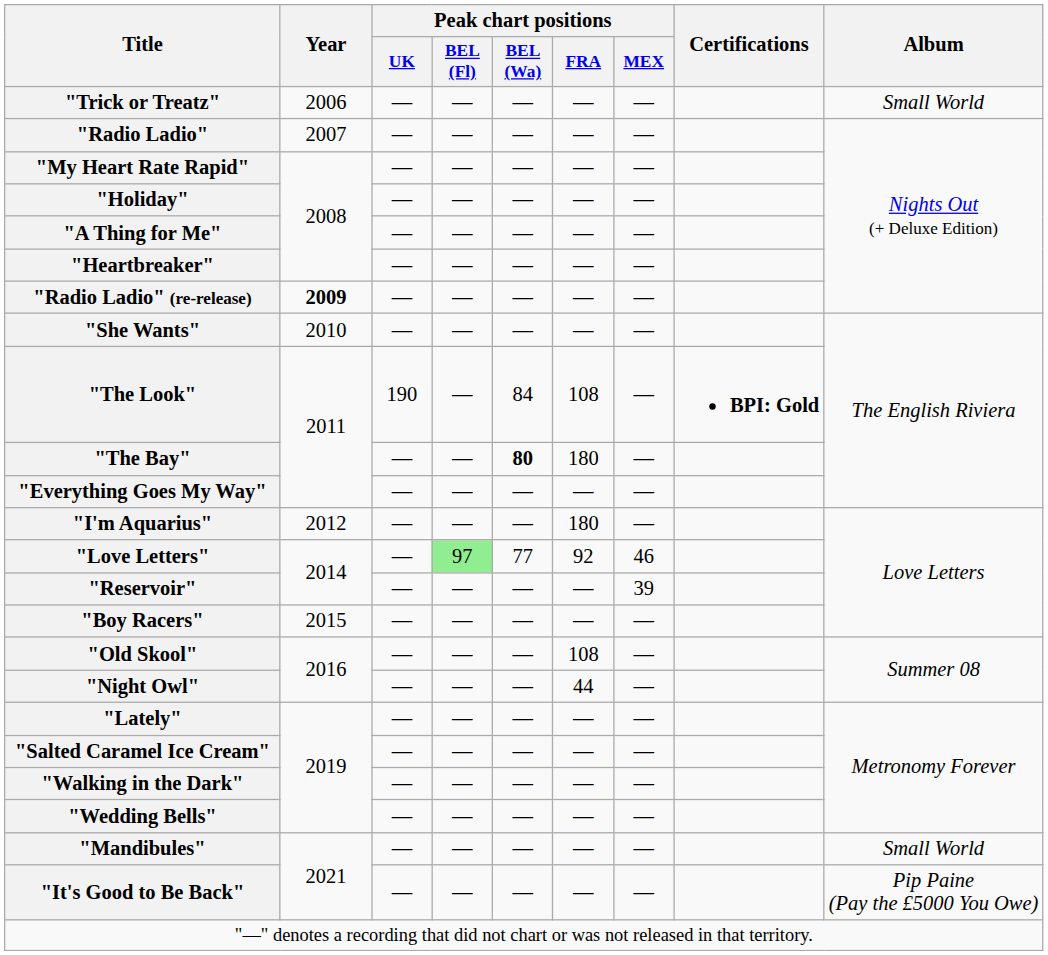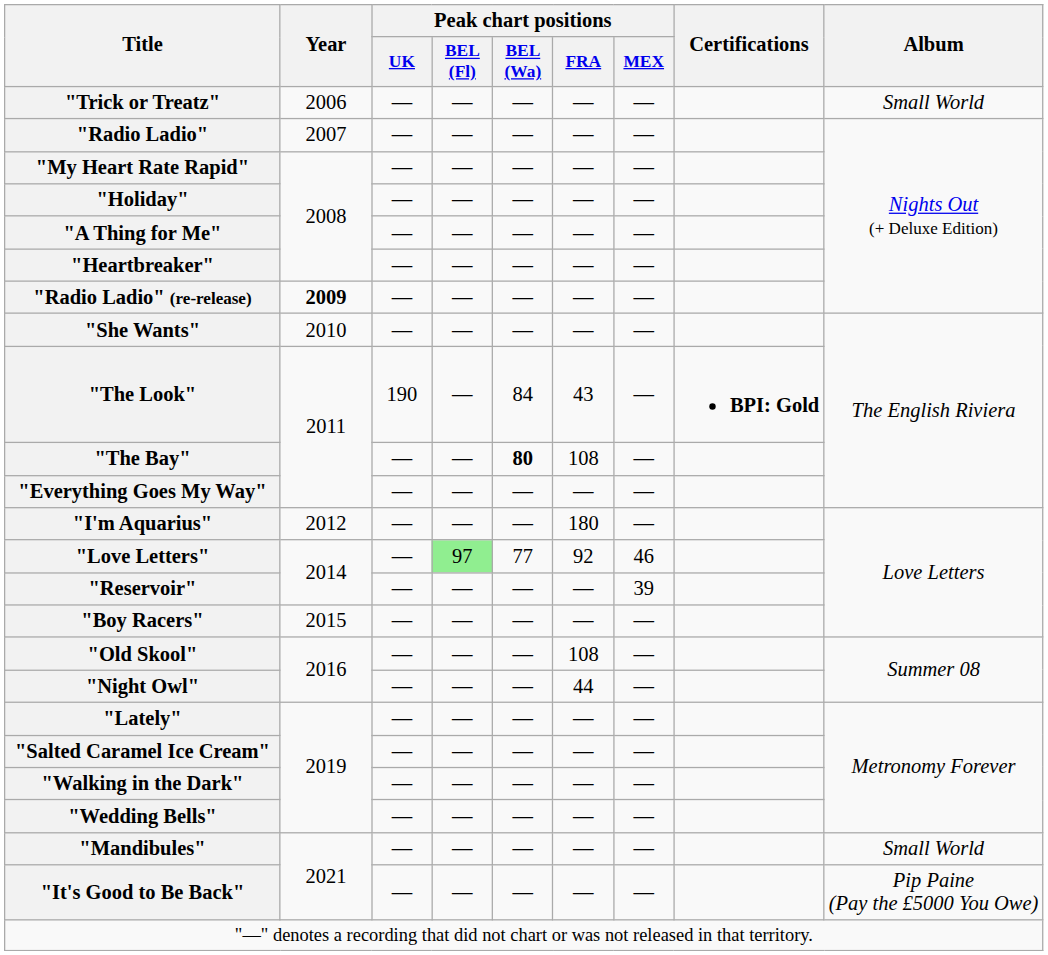(583, 394) 108 -> (583, 394) 43
(583, 458) 180 -> (583, 458) 108
